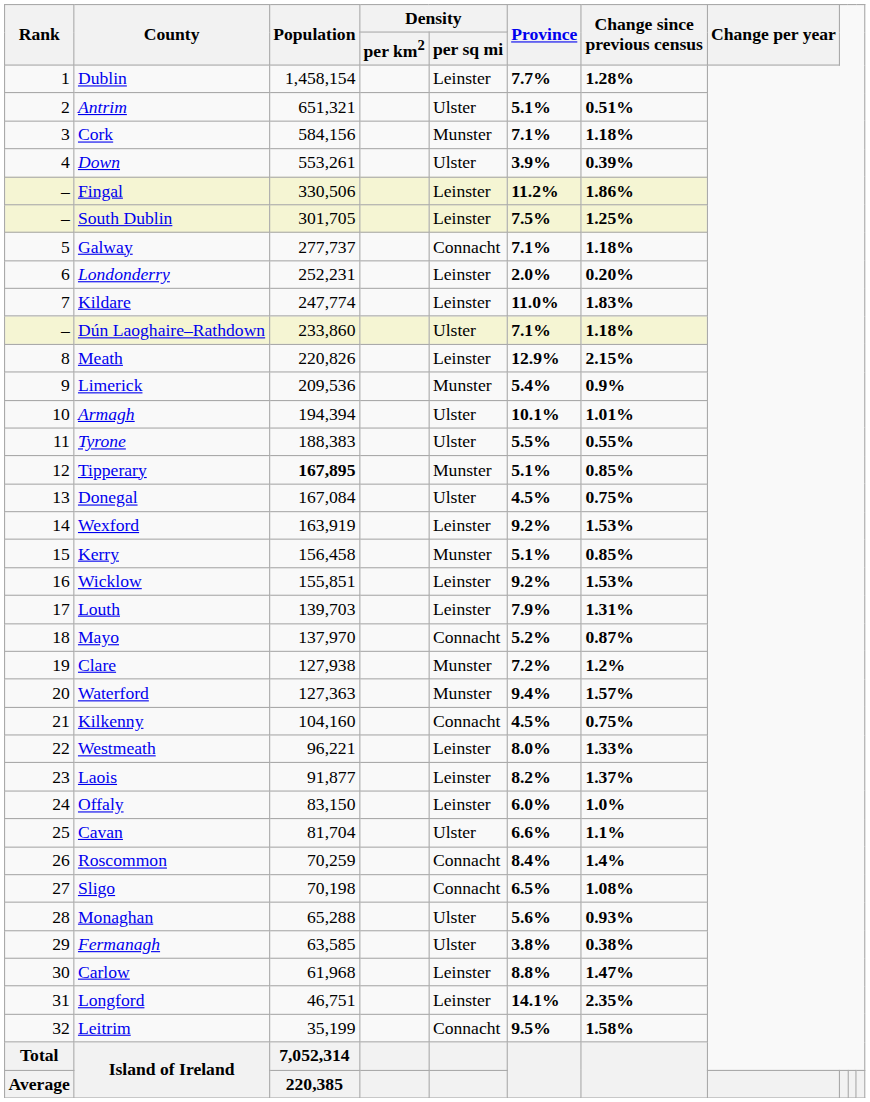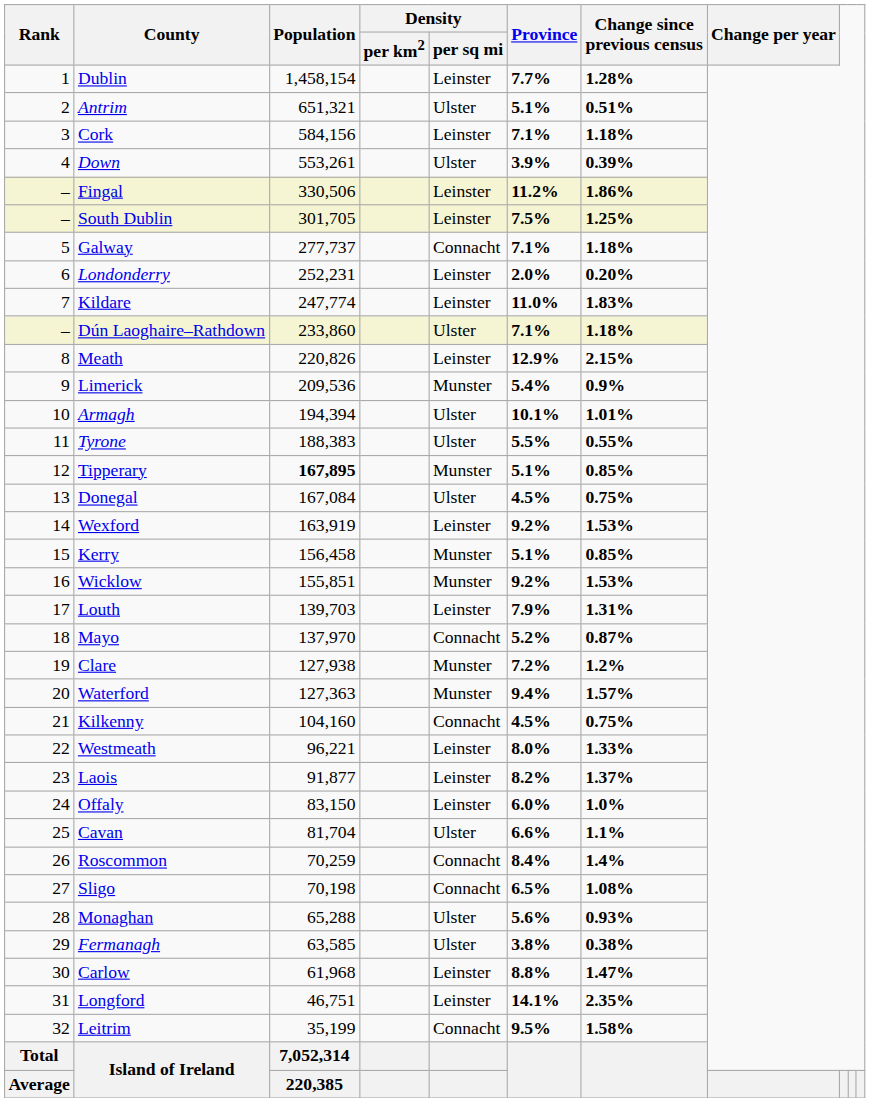(462, 134) Munster -> (462, 134) Leinster
(462, 581) Leinster -> (462, 581) Munster
